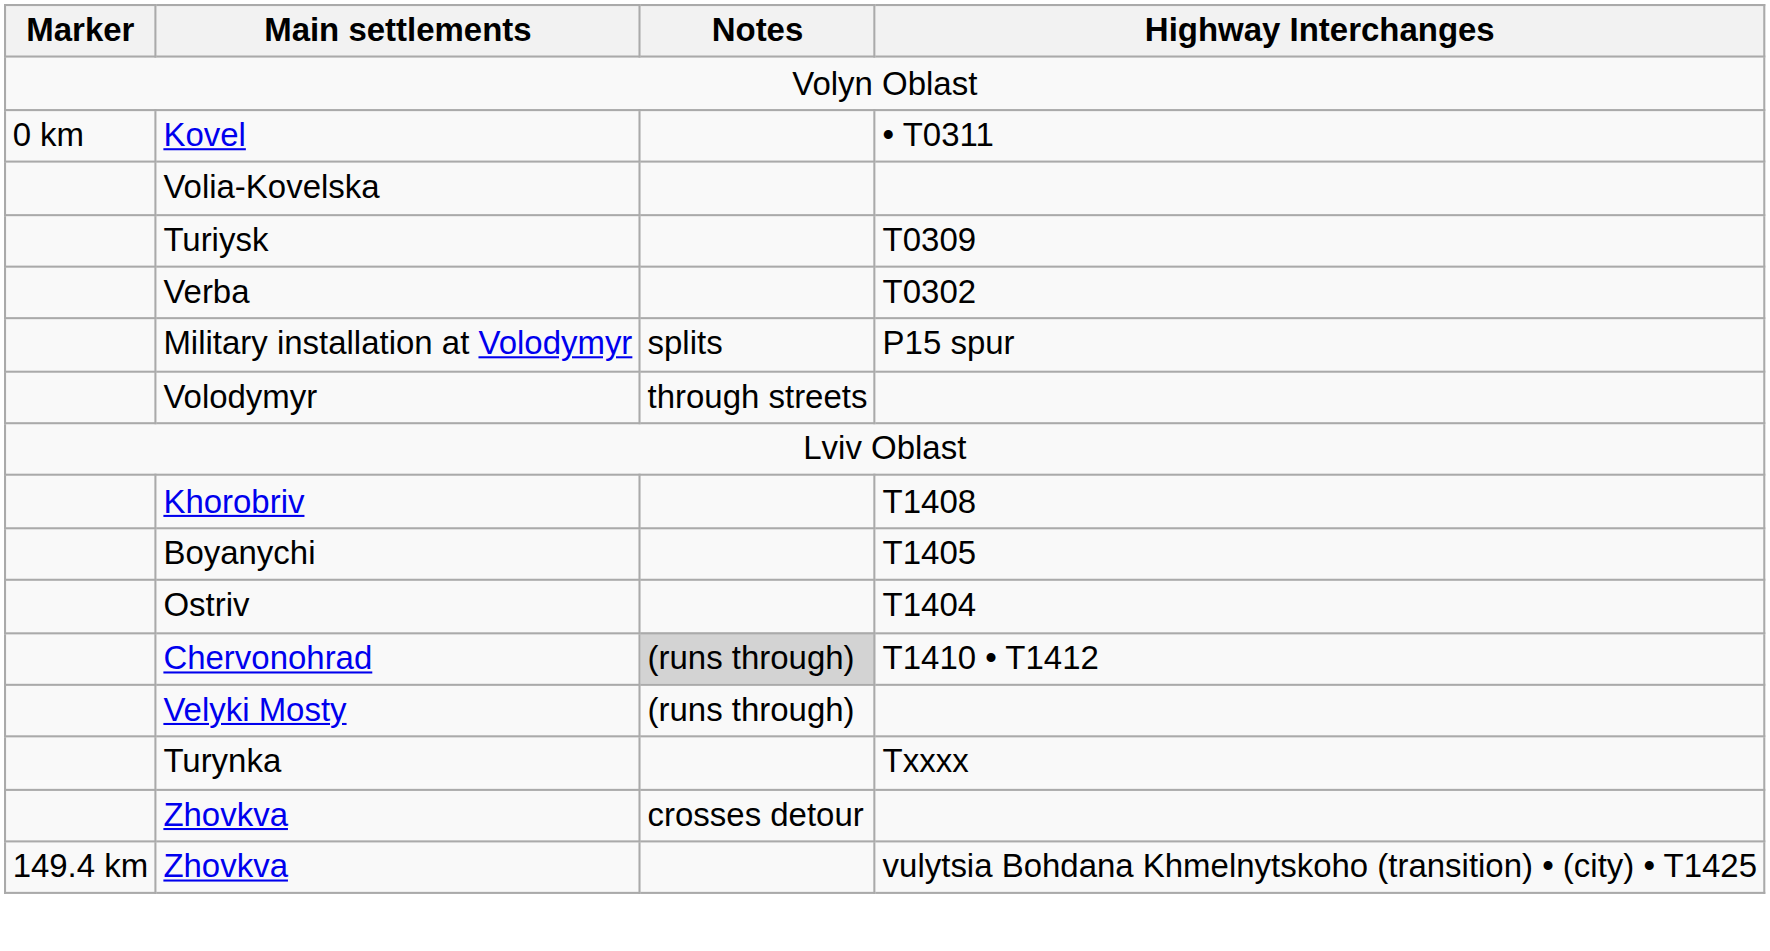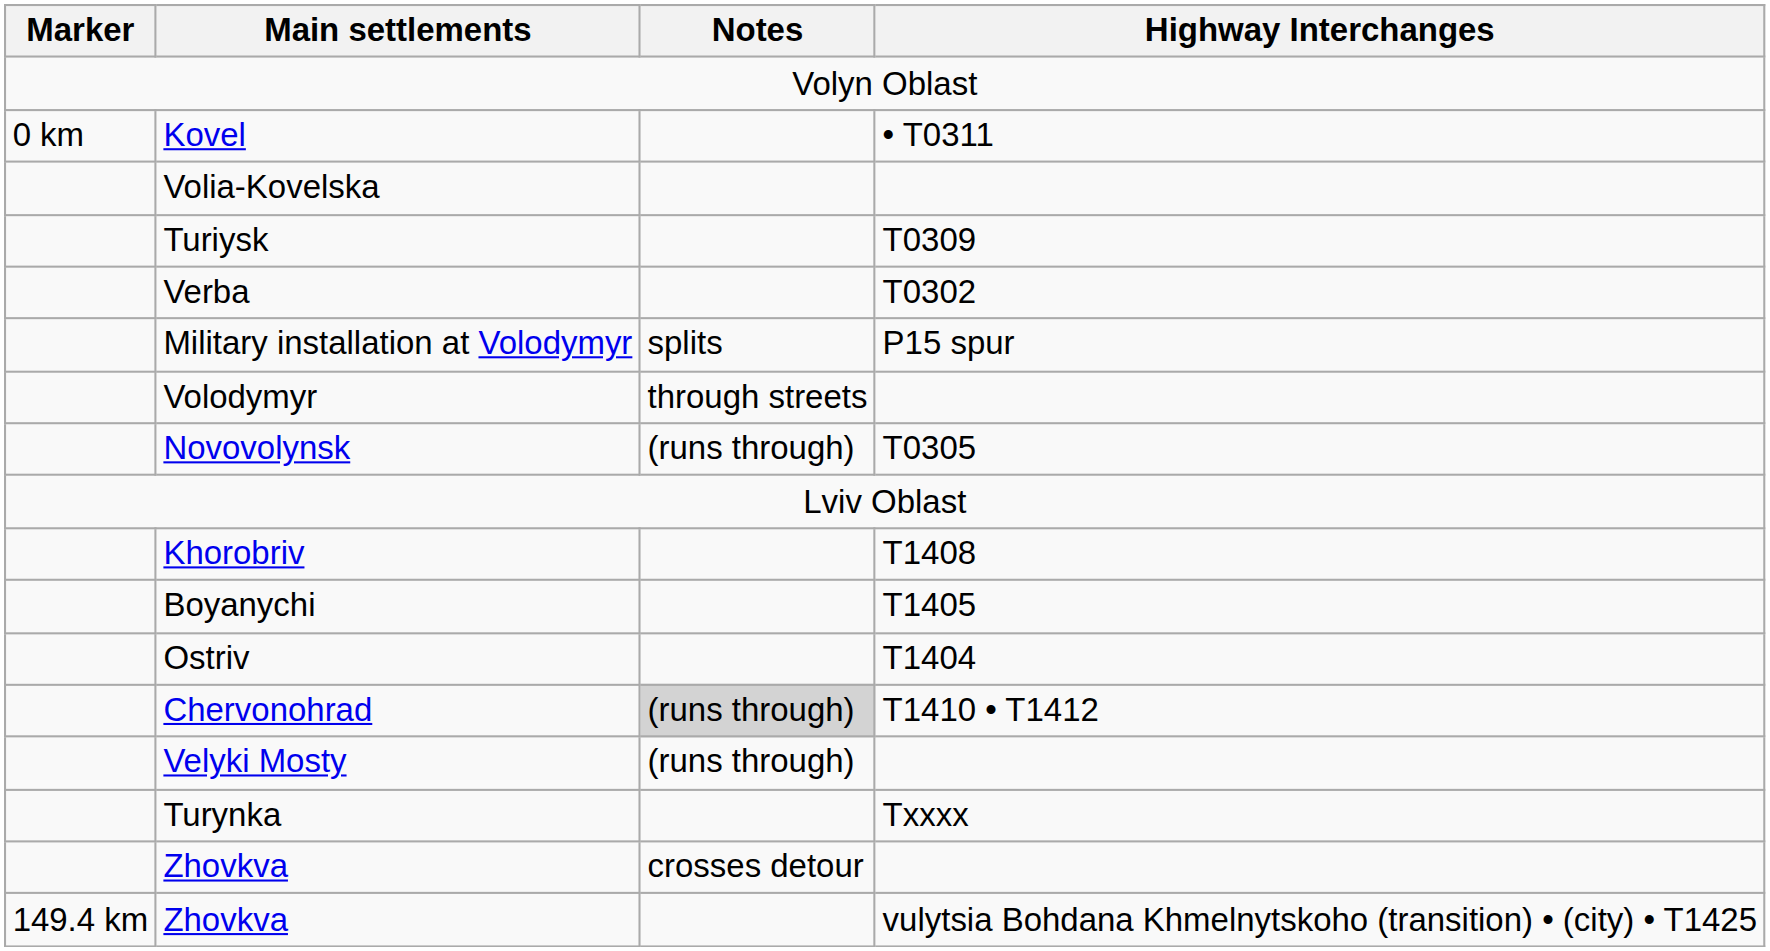+ row: (257, 448)
